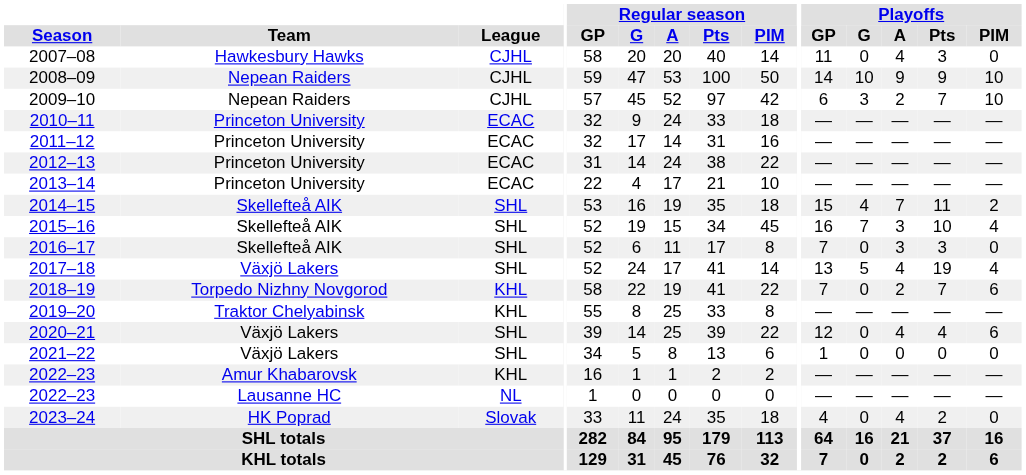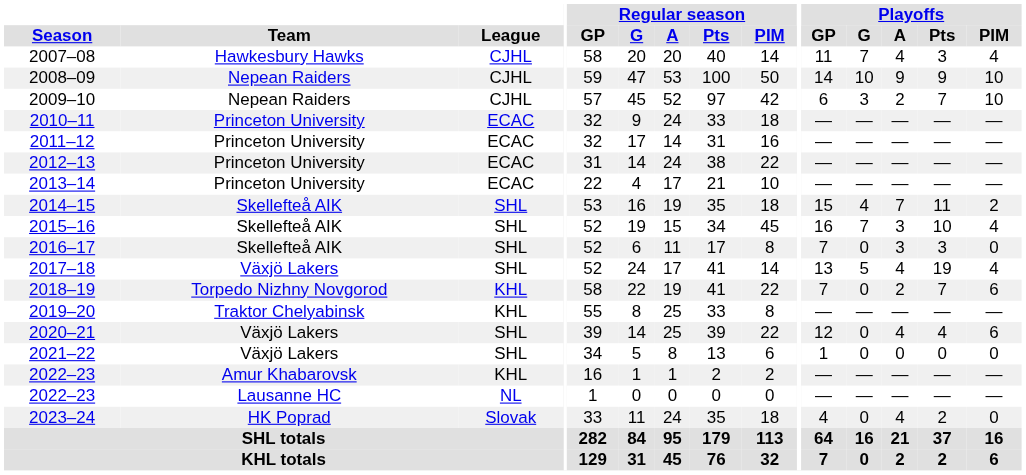(864, 56) 0 -> (864, 56) 7
(994, 56) 0 -> (994, 56) 4
